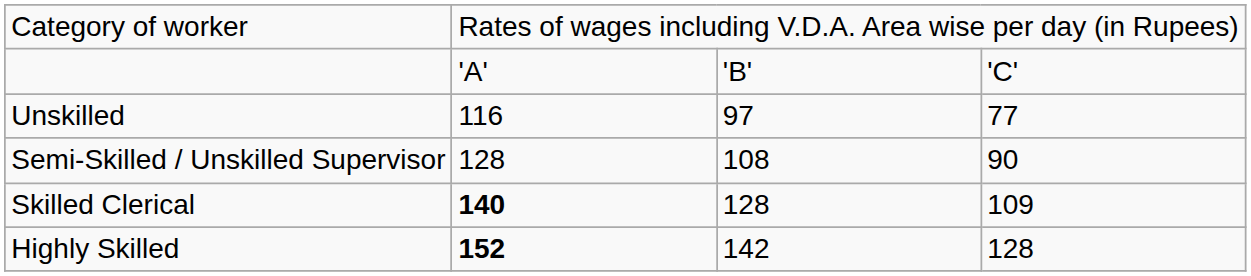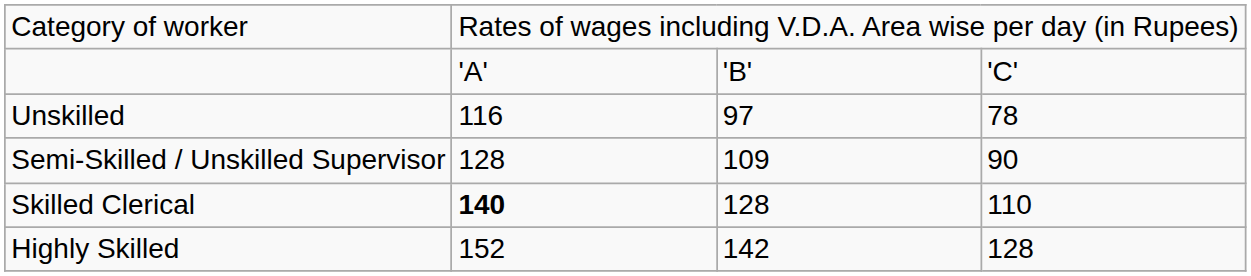(1003, 115) 77 -> (1003, 115) 78
(746, 159) 108 -> (746, 159) 109
(1011, 204) 109 -> (1009, 204) 110
(482, 248) bold -> (482, 248) normal
